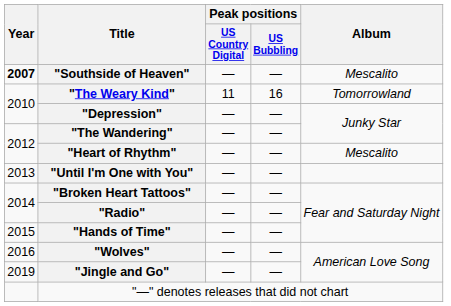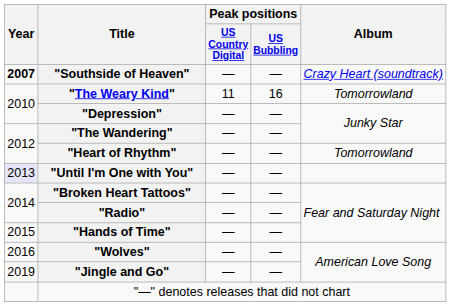(372, 74) Mescalito -> (373, 74) Crazy Heart (soundtrack)
(372, 153) Mescalito -> (373, 153) Tomorrowland
(21, 173) no background -> (21, 173) lavender background
